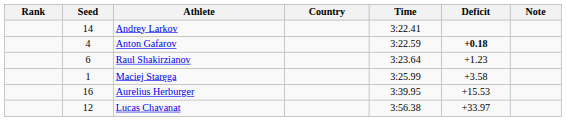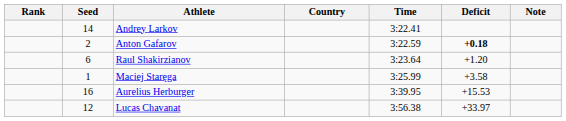(88, 44) 4 -> (88, 44) 2
(476, 60) +1.23 -> (476, 60) +1.20
